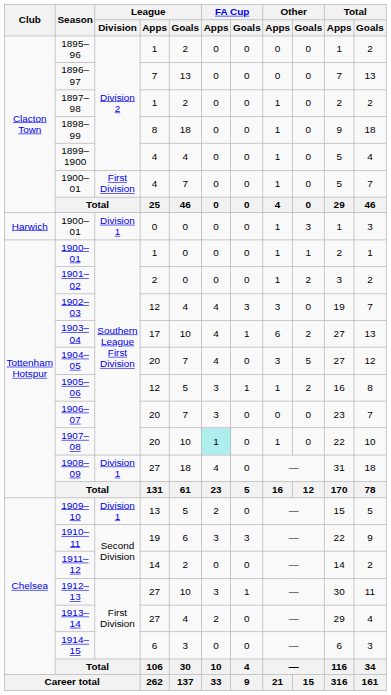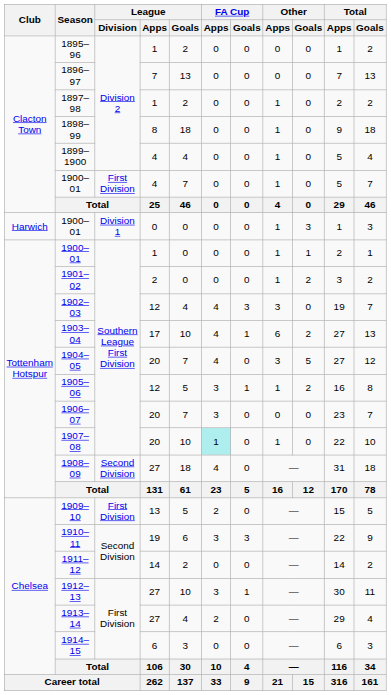(117, 468) Division 1 -> (117, 468) Second Division
(117, 511) Division 1 -> (117, 511) First Division
